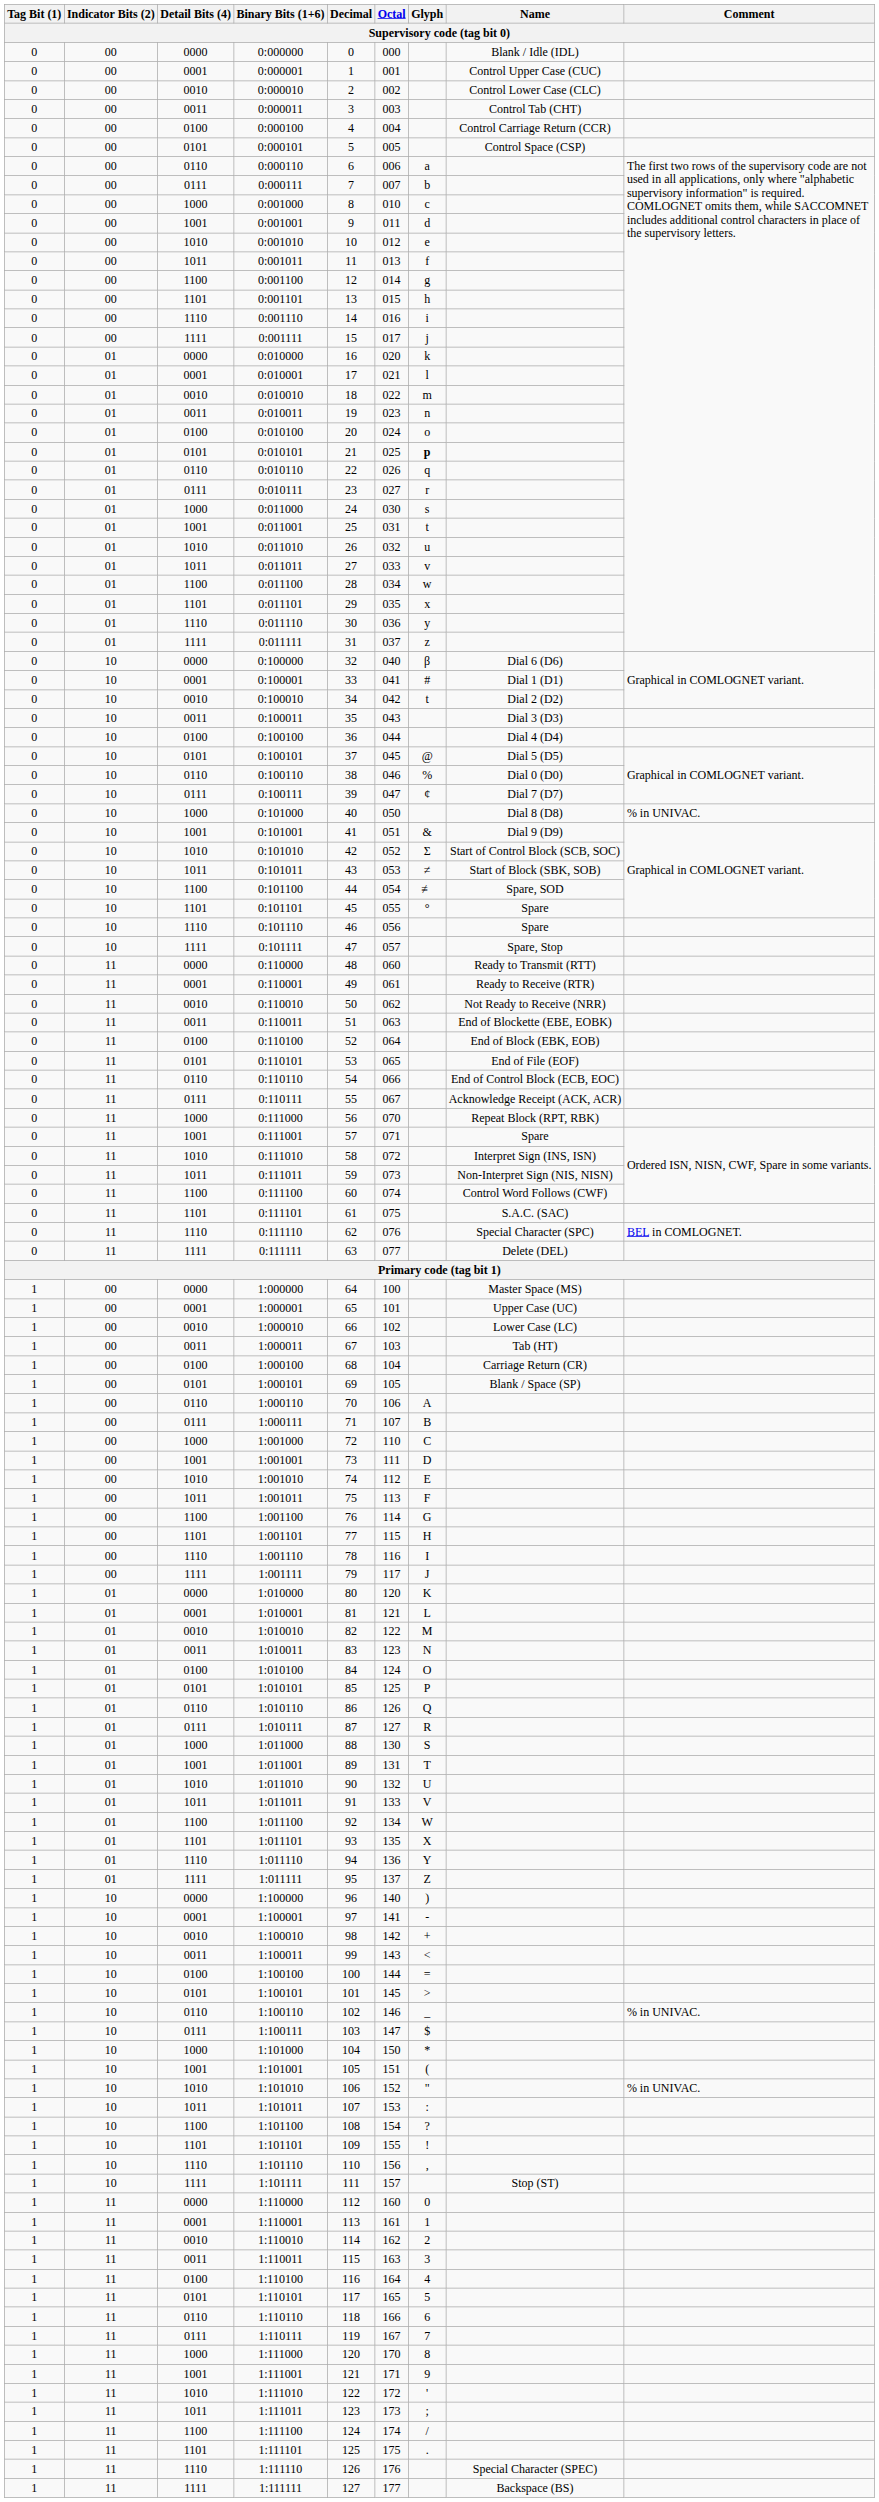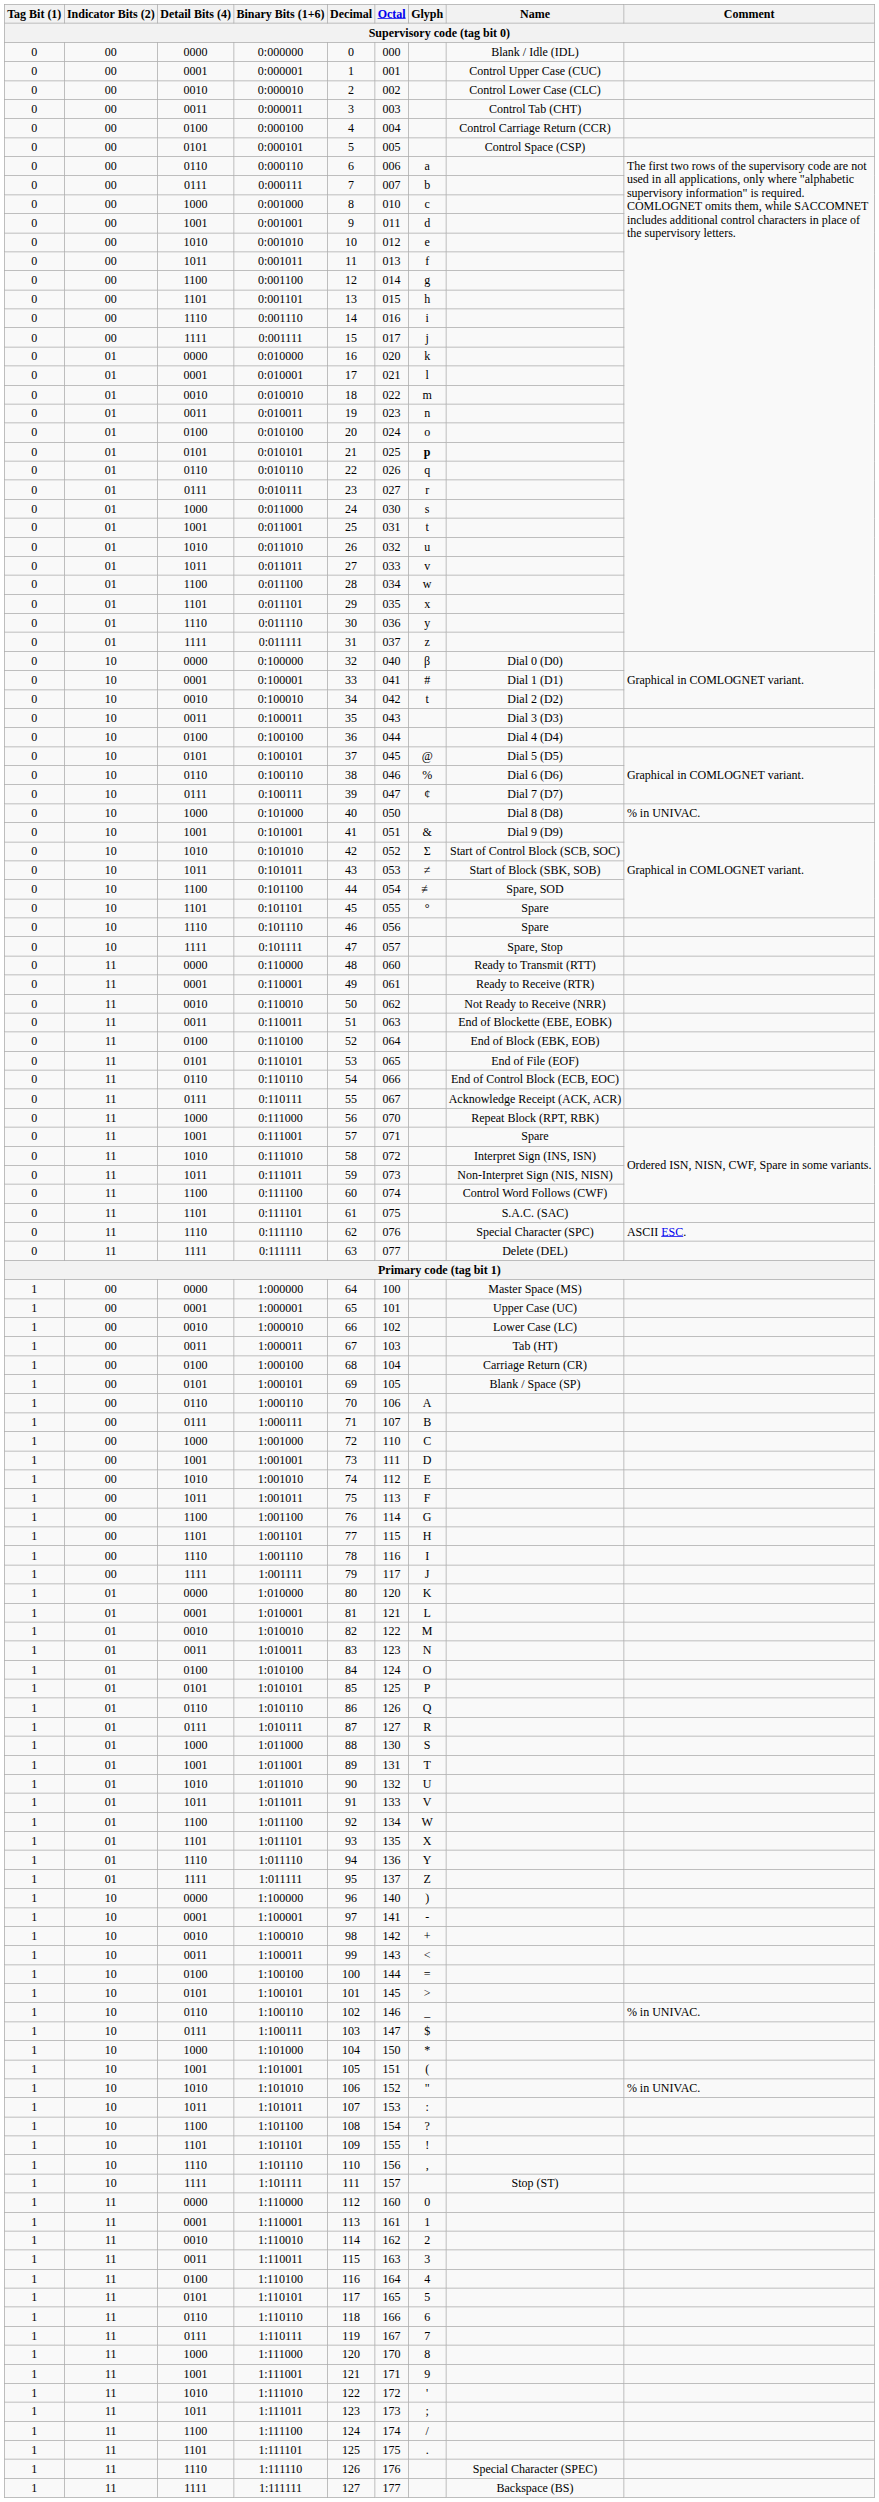(535, 661) Dial 6 (D6) -> (535, 661) Dial 0 (D0)
(535, 775) Dial 0 (D0) -> (535, 775) Dial 6 (D6)
(684, 1232) BEL in COMLOGNET. -> (657, 1232) ASCII ESC.
